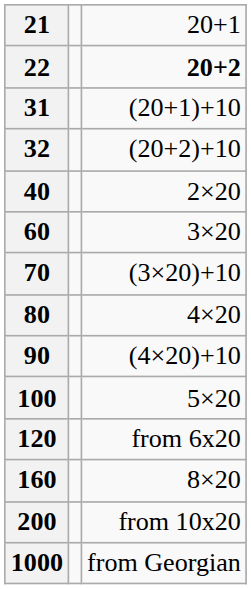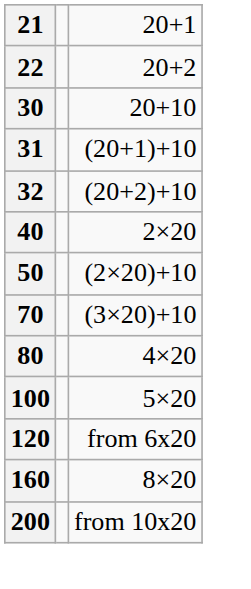(214, 66) bold -> (169, 66) normal
+ row: (30, 107)
+ row: (30, 273)
- row: (37, 231)
- row: (37, 356)
- row: (37, 562)
